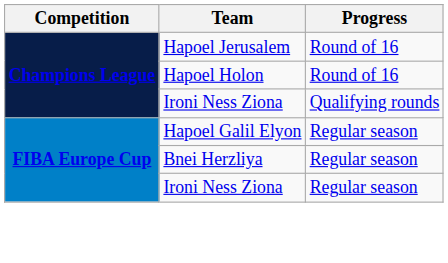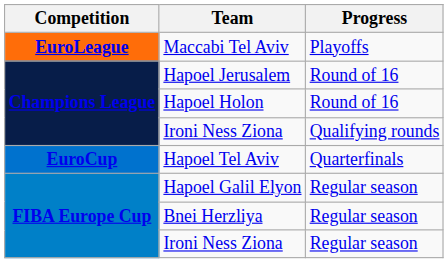+ row: (226, 46)
+ row: (221, 159)
